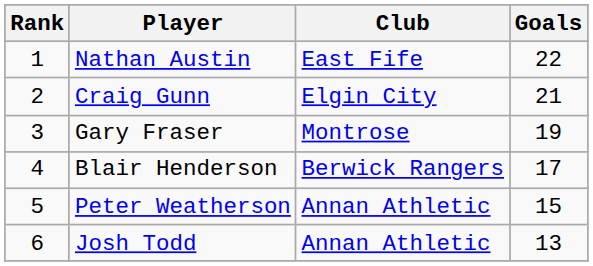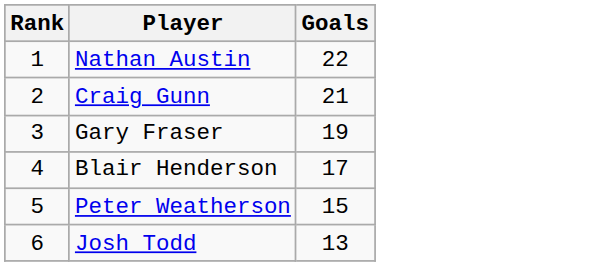- column: (403, 23)
